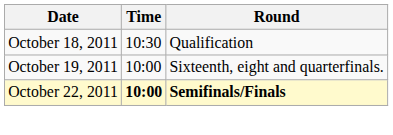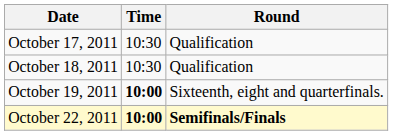+ row: (63, 42)
(143, 67) normal -> (144, 92) bold
